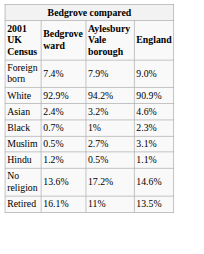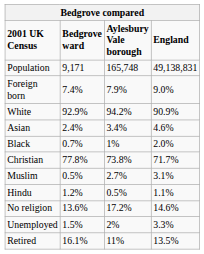+ row: (28, 68)
(98, 112) 3.2% -> (117, 128) 3.4%
(146, 128) 2.3% -> (163, 144) 2.0%
+ row: (25, 160)
+ row: (32, 225)
